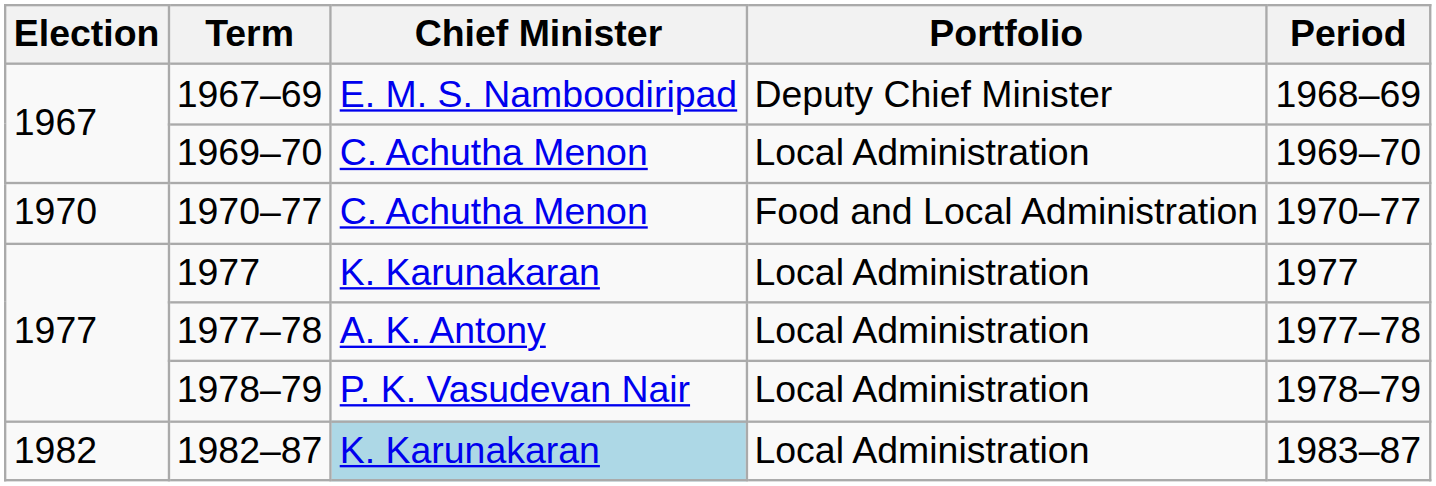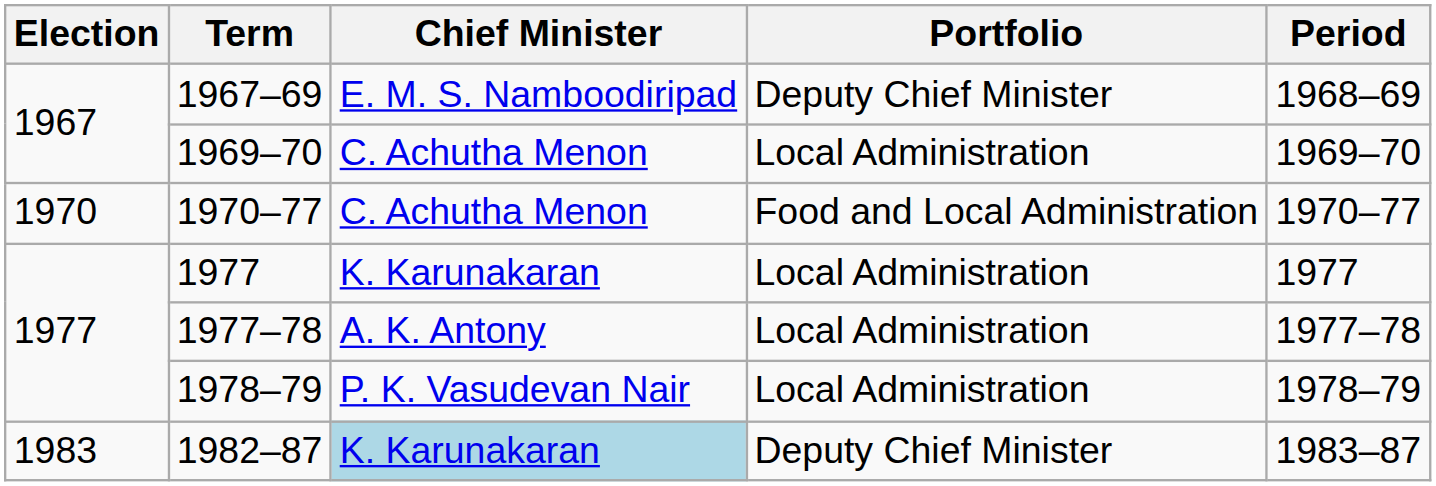(55, 449) 1982 -> (55, 449) 1983
(922, 449) Local Administration -> (933, 449) Deputy Chief Minister
